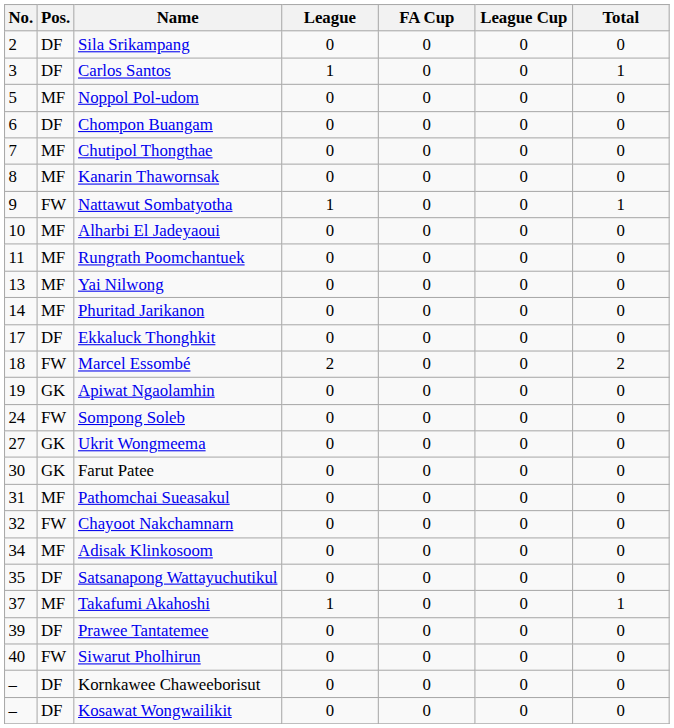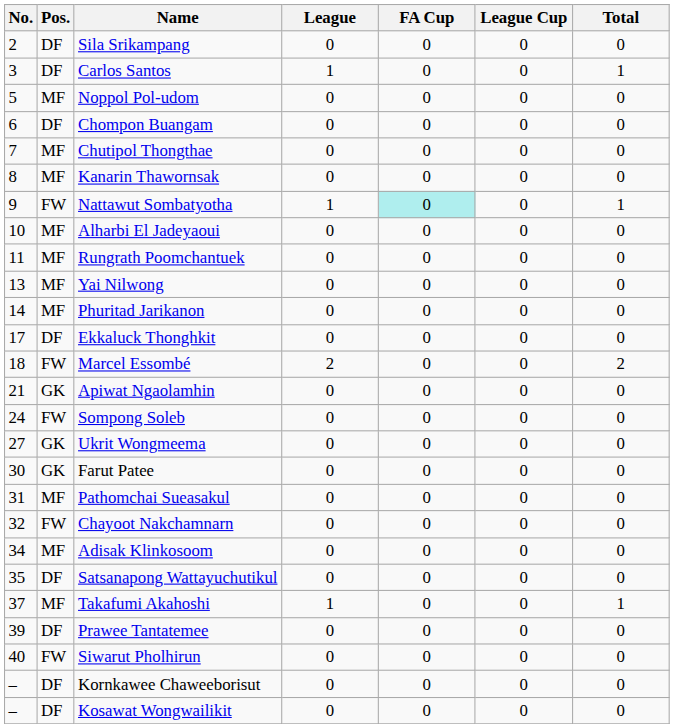(427, 204) no background -> (427, 204) paleturquoise background
(17, 390) 19 -> (17, 390) 21
